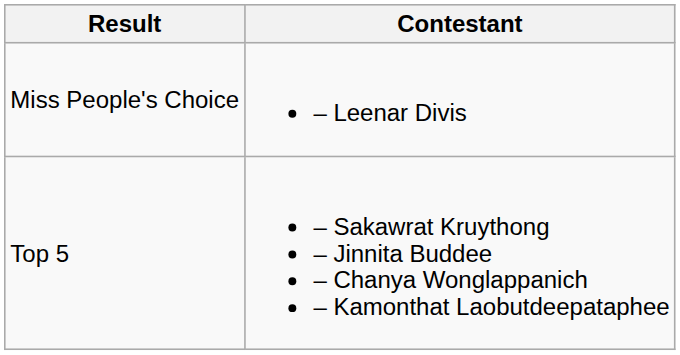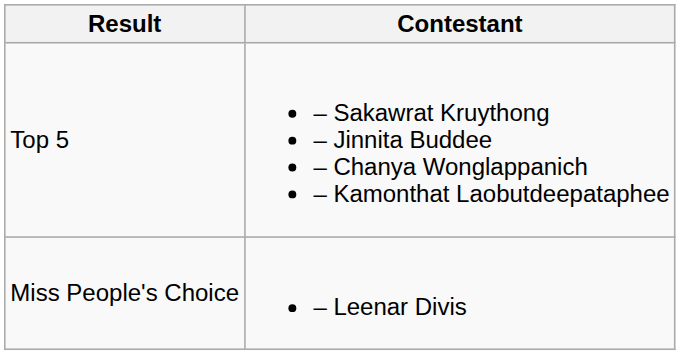rows swapped: (125, 99) <-> (40, 253)
